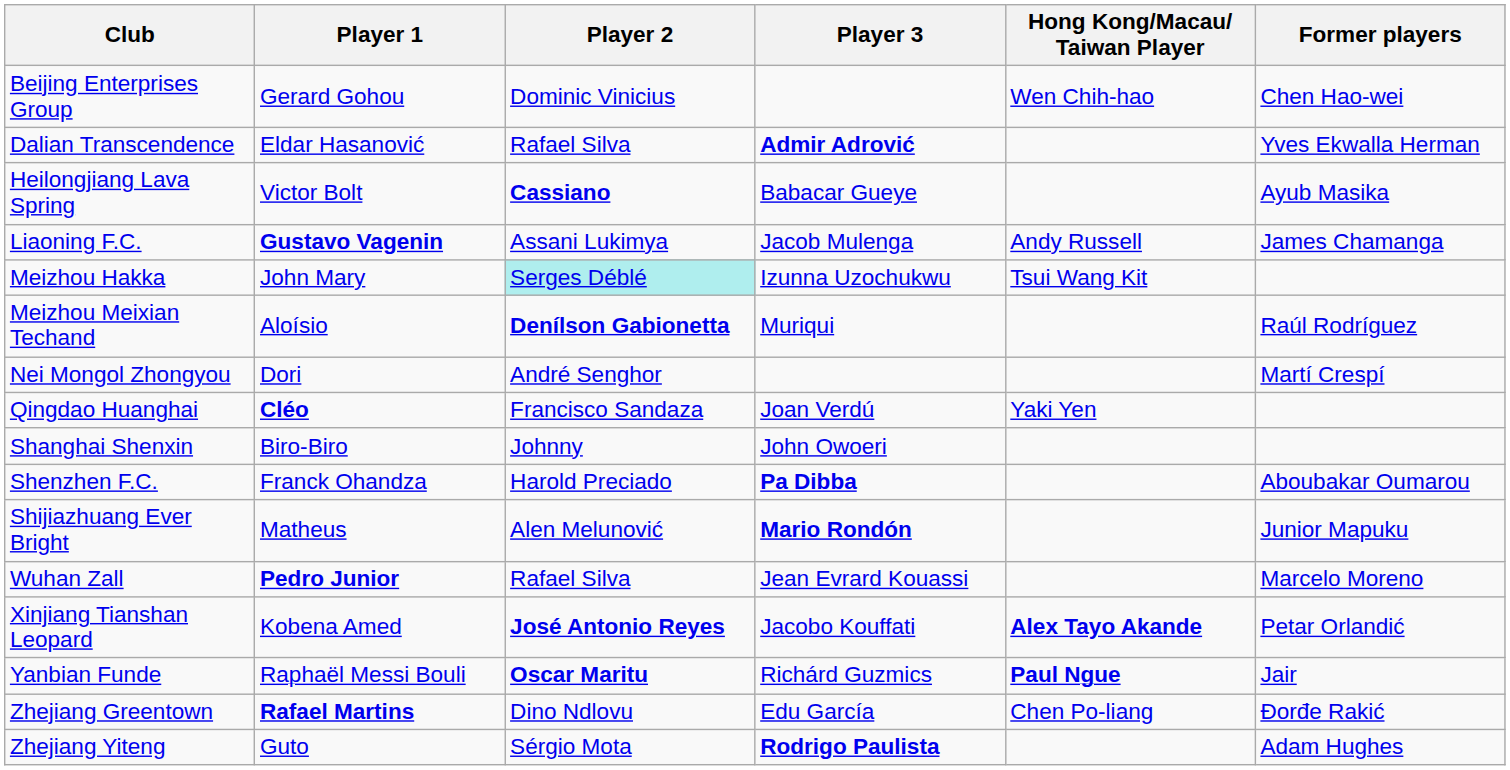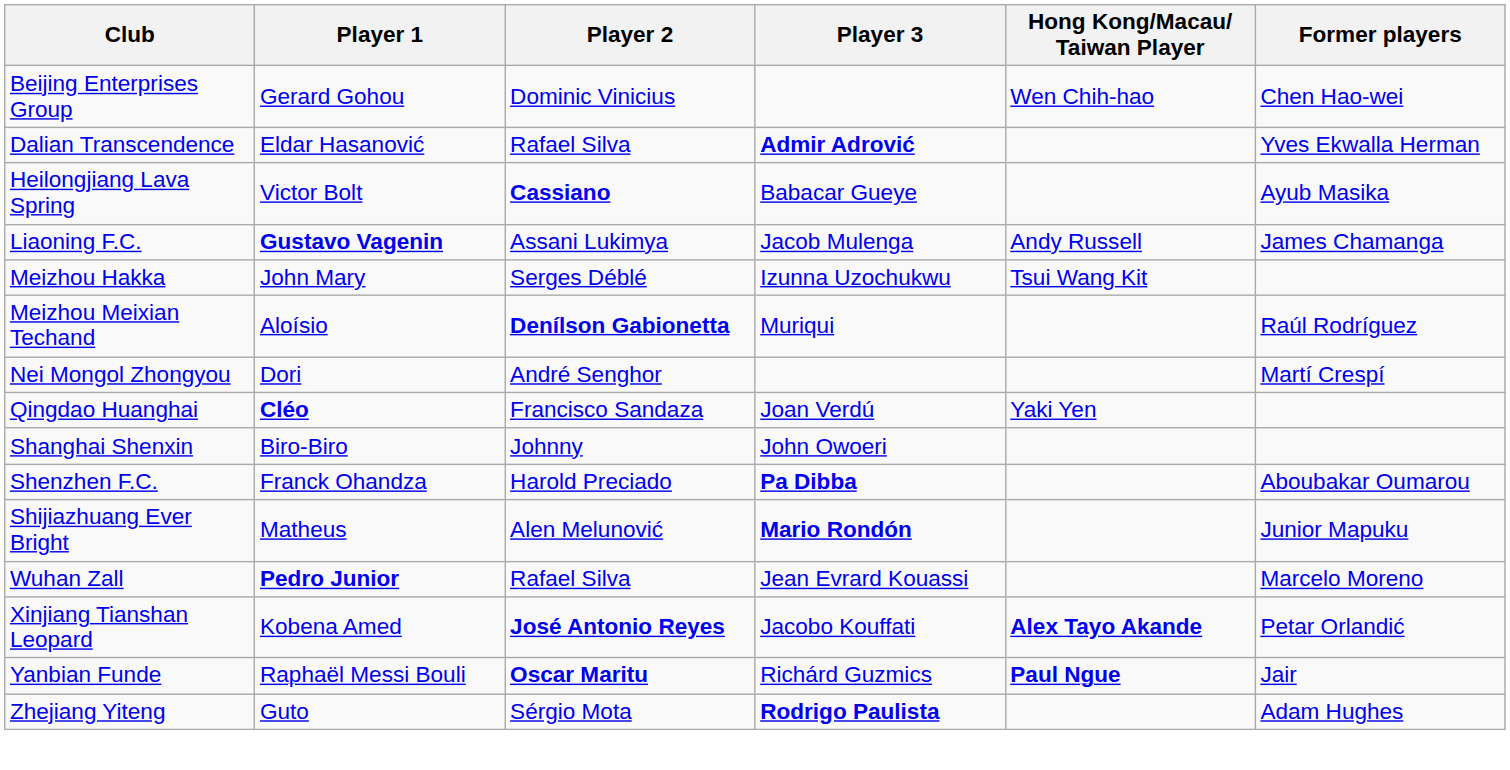(578, 277) paleturquoise background -> (578, 277) no background
- row: (111, 711)
